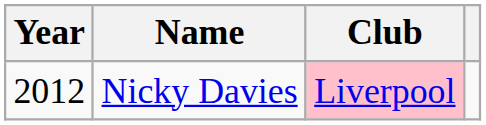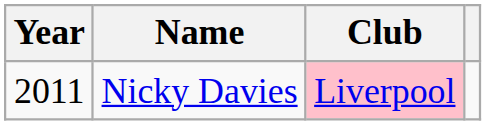(49, 89) 2012 -> (49, 89) 2011
